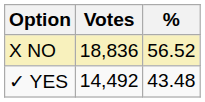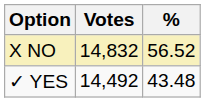(109, 50) 18,836 -> (109, 50) 14,832
